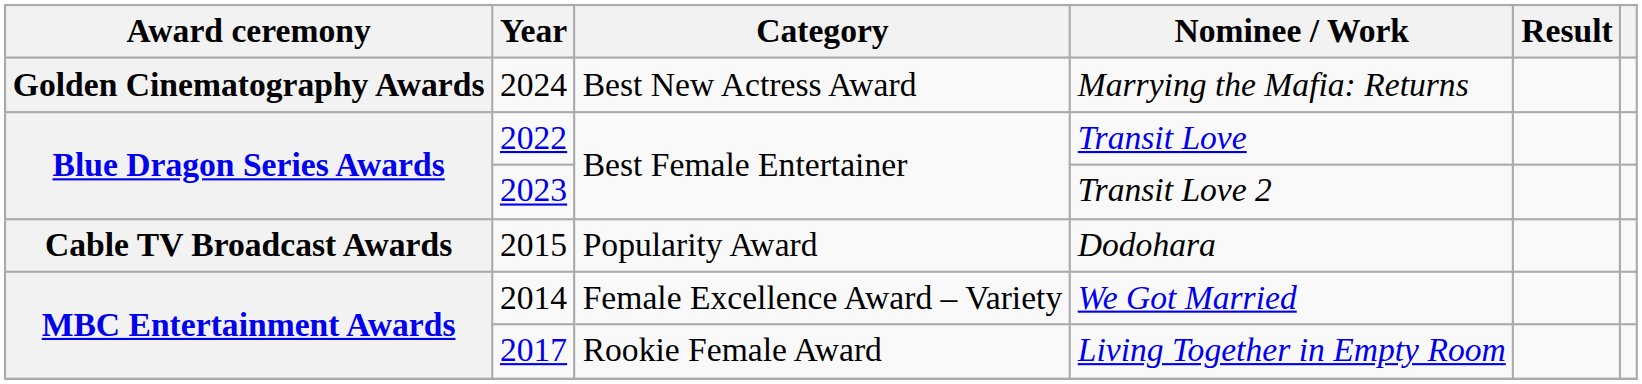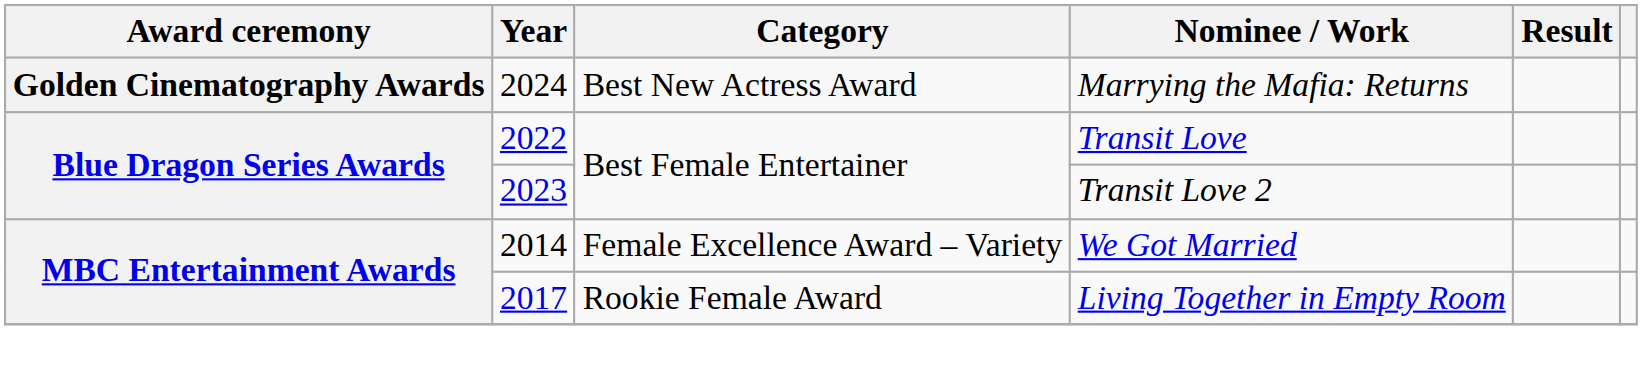- row: (1147, 244)
